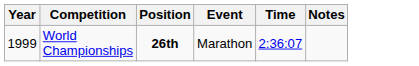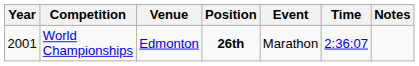+ column: (169, 15)
(22, 43) 1999 -> (22, 43) 2001
